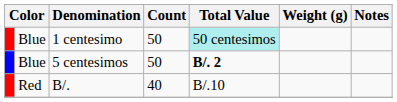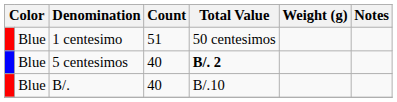(155, 39) 50 -> (155, 39) 51
(234, 39) paleturquoise background -> (234, 39) no background
(155, 62) 50 -> (155, 62) 40
(30, 85) Red -> (32, 85) Blue
